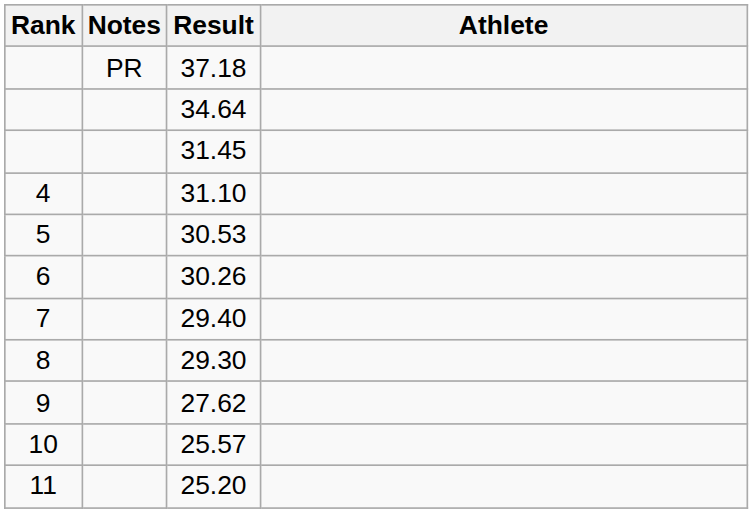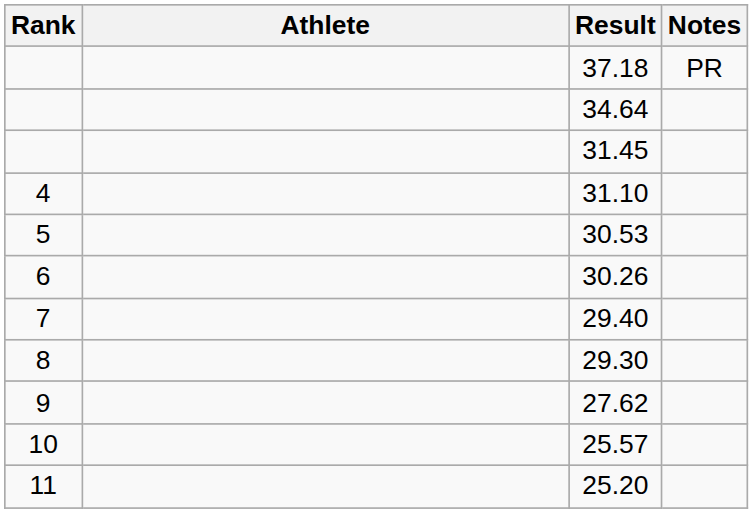columns swapped: (504, 25) <-> (124, 25)
